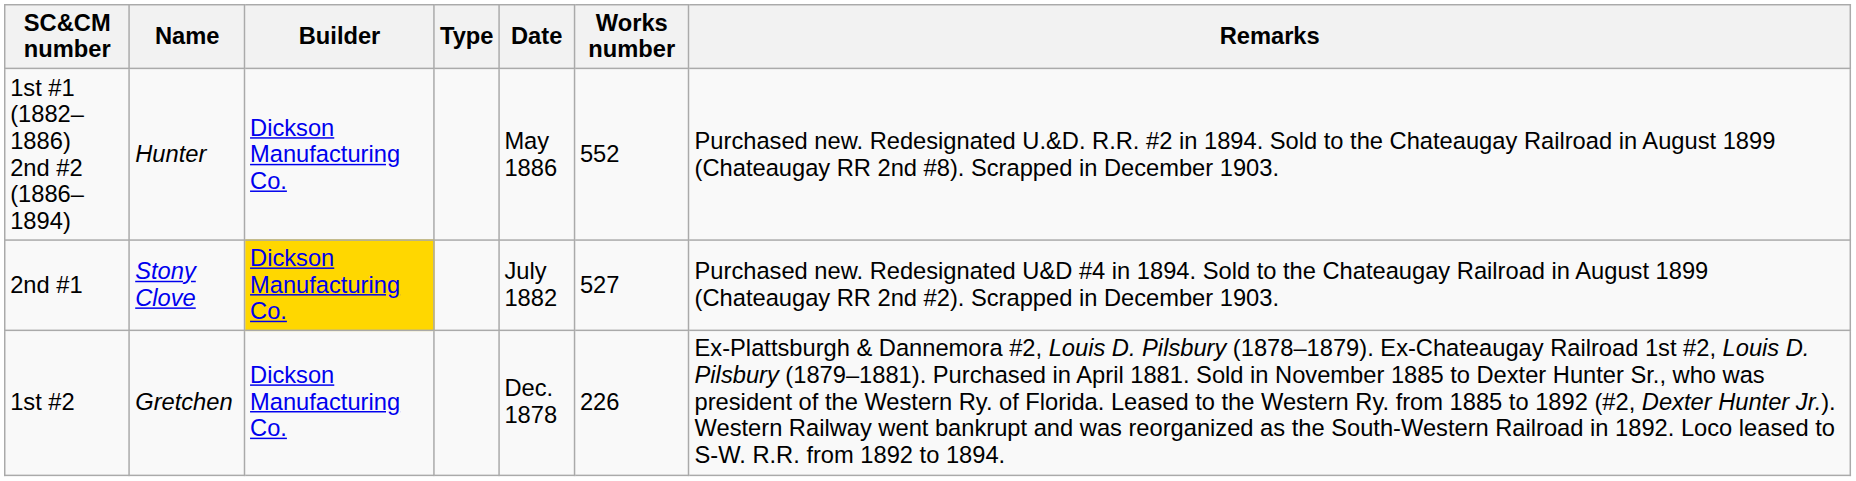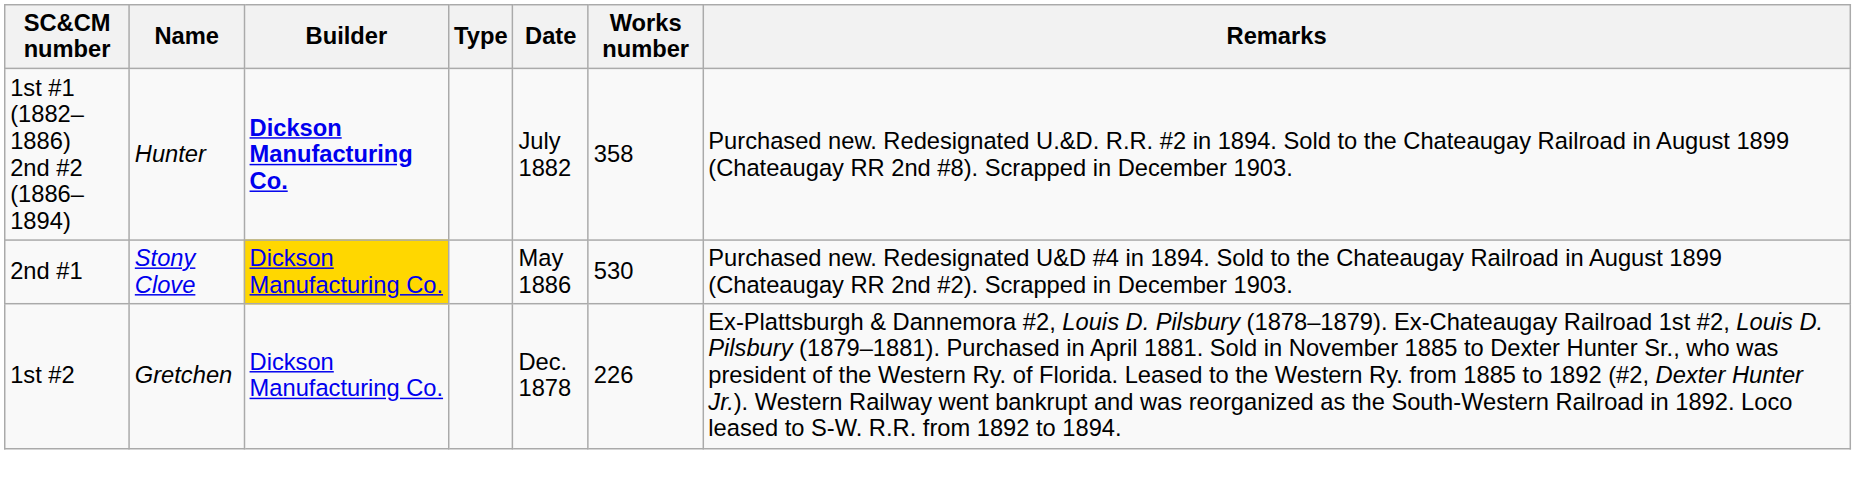(325, 154) normal -> (331, 154) bold
(531, 154) May 1886 -> (545, 154) July 1882
(600, 154) 552 -> (614, 154) 358
(531, 284) July 1882 -> (545, 271) May 1886
(600, 284) 527 -> (614, 271) 530
